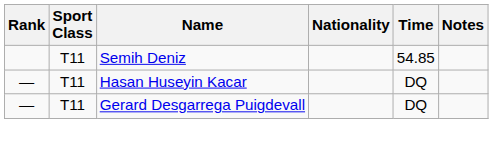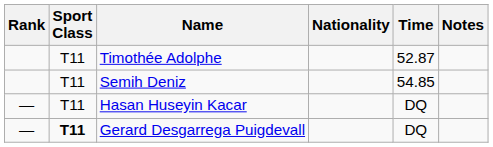+ row: (161, 57)
(72, 105) normal -> (72, 130) bold
